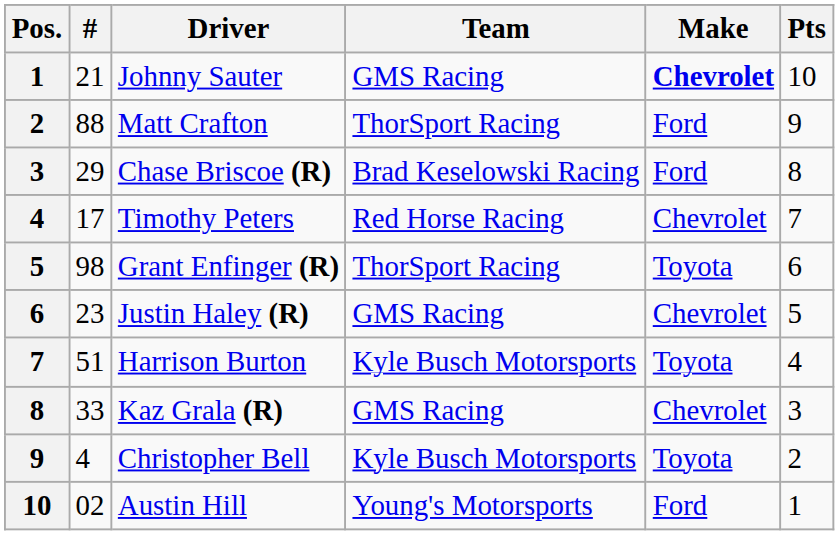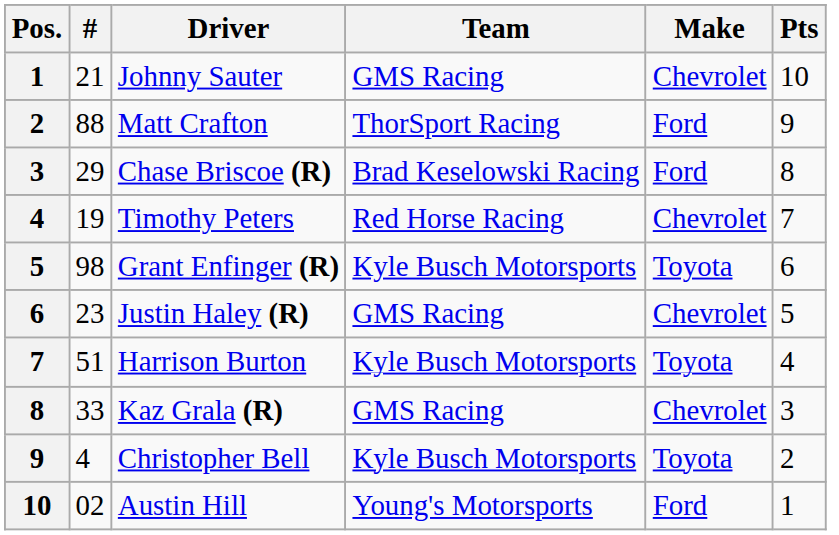(713, 76) bold -> (710, 76) normal
(90, 218) 17 -> (90, 218) 19
(456, 266) ThorSport Racing -> (494, 266) Kyle Busch Motorsports
